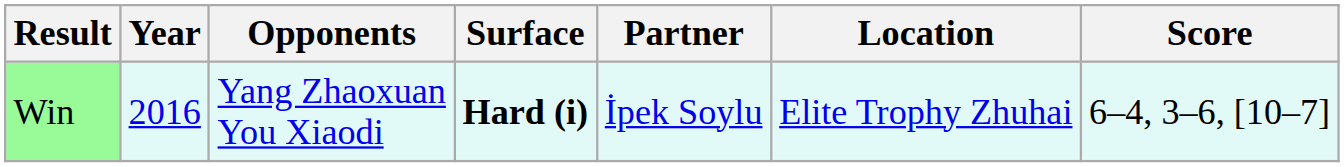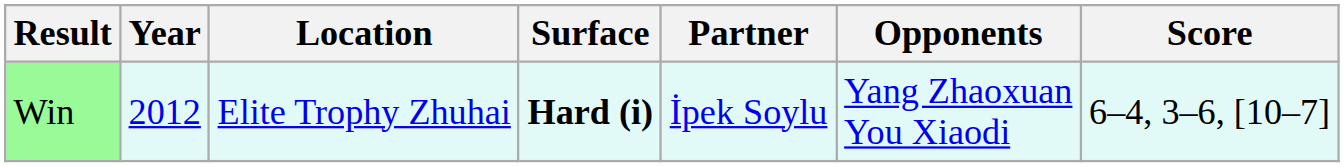columns swapped: (926, 33) <-> (332, 33)
(165, 110) 2016 -> (165, 110) 2012
